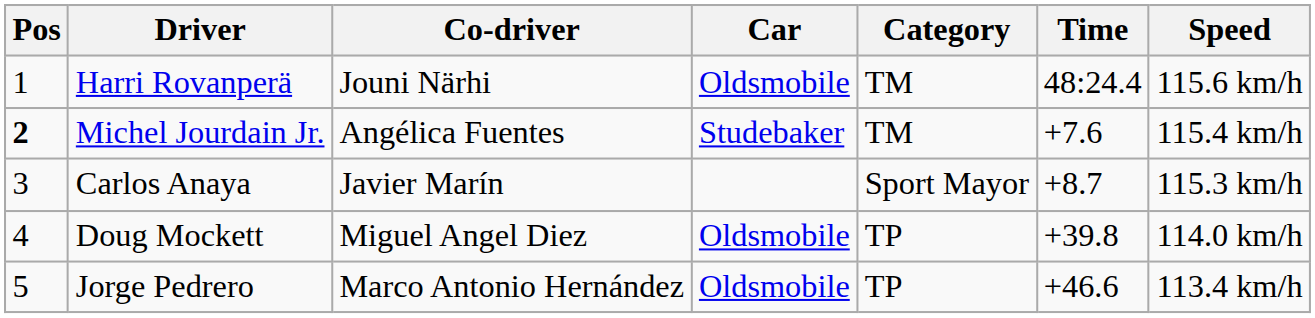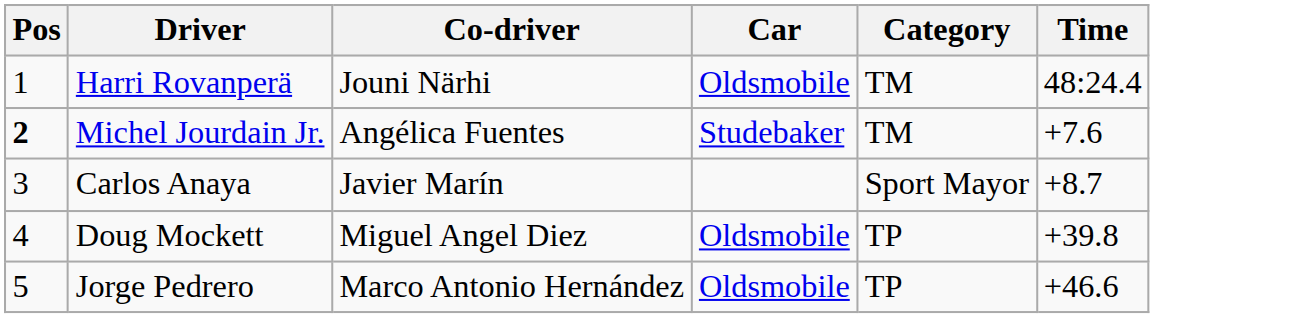- column: (1230, 30)
